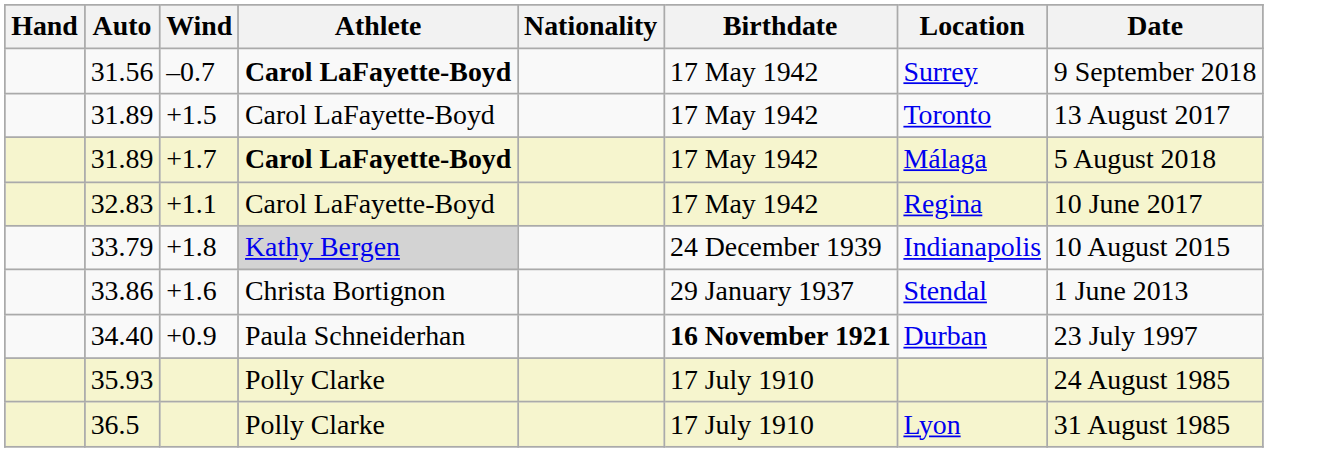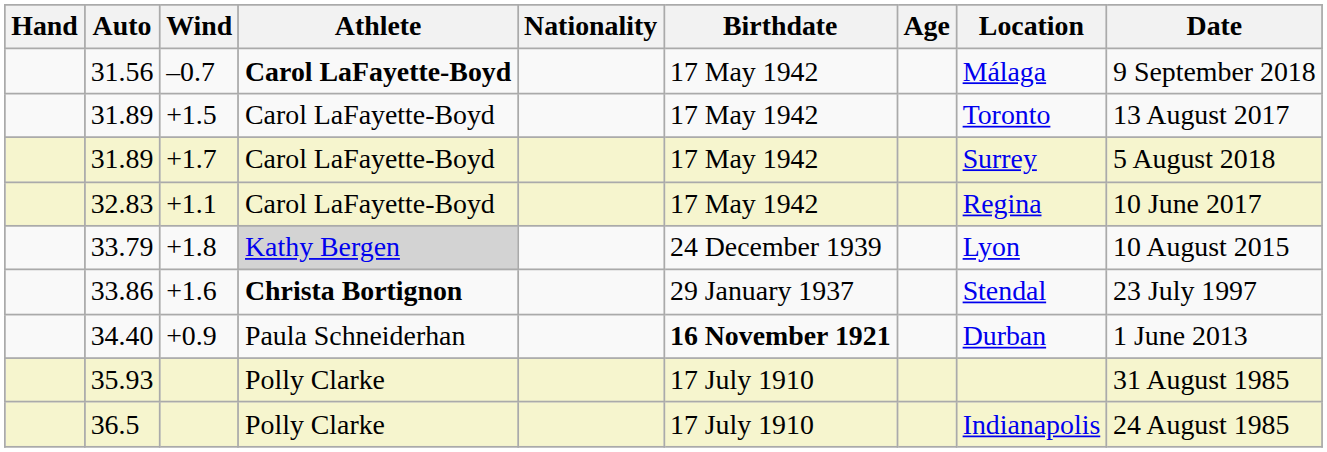+ column: (927, 26)
(941, 70) Surrey -> (1004, 70) Málaga
(378, 159) bold -> (370, 159) normal
(945, 159) Málaga -> (1000, 159) Surrey
(972, 247) Indianapolis -> (991, 247) Lyon
(345, 291) normal -> (354, 291) bold
(1121, 291) 1 June 2013 -> (1185, 291) 23 July 1997
(1126, 335) 23 July 1997 -> (1180, 335) 1 June 2013
(1142, 379) 24 August 1985 -> (1201, 379) 31 August 1985
(932, 423) Lyon -> (1031, 423) Indianapolis
(1142, 423) 31 August 1985 -> (1201, 423) 24 August 1985
